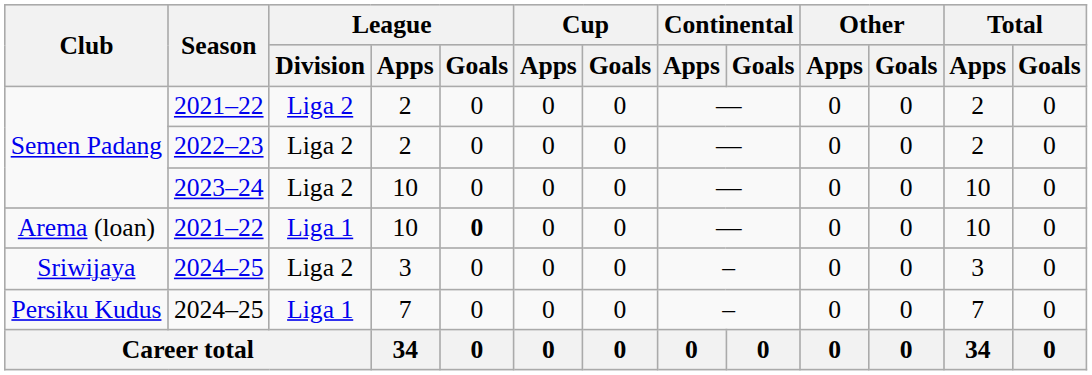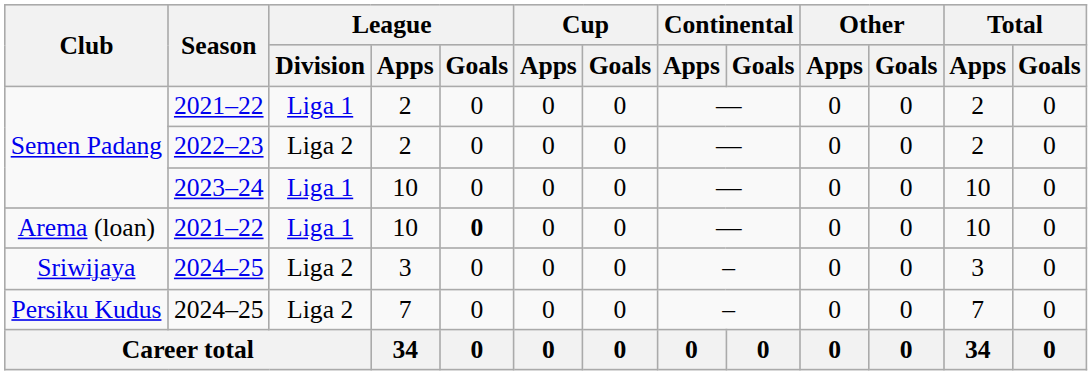(320, 106) Liga 2 -> (320, 106) Liga 1
(320, 187) Liga 2 -> (320, 187) Liga 1
(320, 308) Liga 1 -> (320, 308) Liga 2
